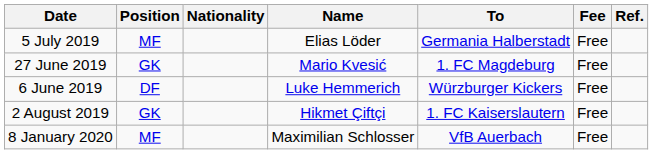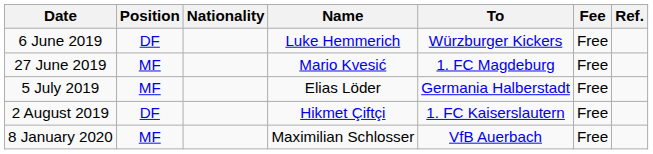rows swapped: (60, 88) <-> (60, 40)
(150, 64) GK -> (150, 64) MF
(150, 112) GK -> (150, 112) DF
